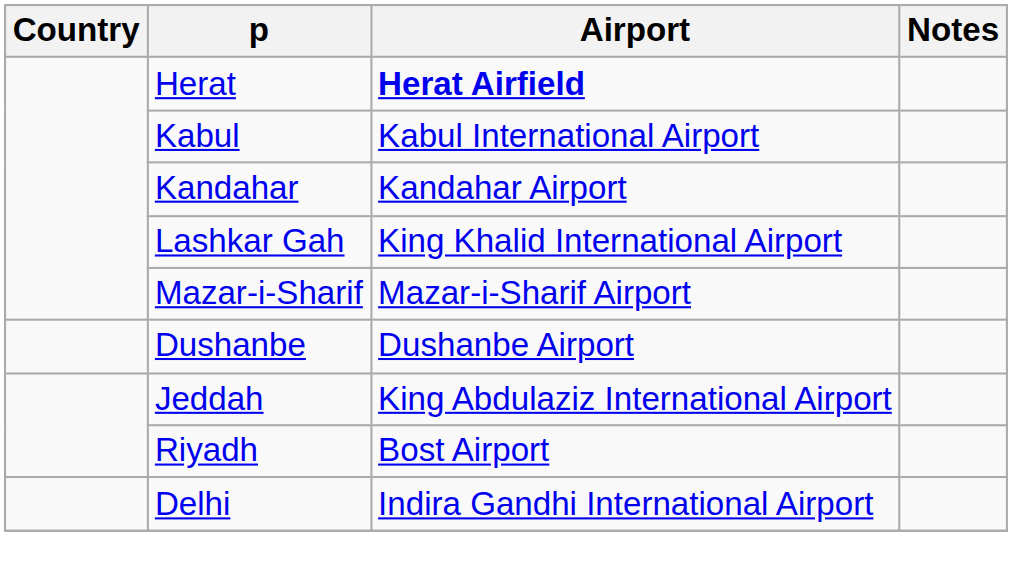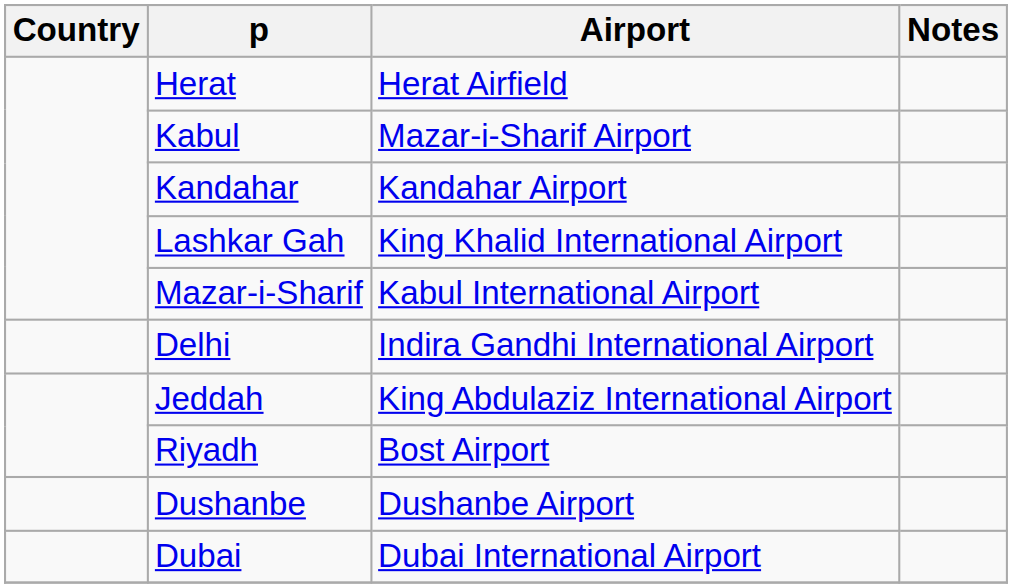(481, 83) bold -> (473, 83) normal
(569, 135) Kabul International Airport -> (535, 135) Mazar-i-Sharif Airport
(535, 293) Mazar-i-Sharif Airport -> (569, 293) Kabul International Airport
rows swapped: (193, 503) <-> (230, 345)
+ row: (198, 556)
